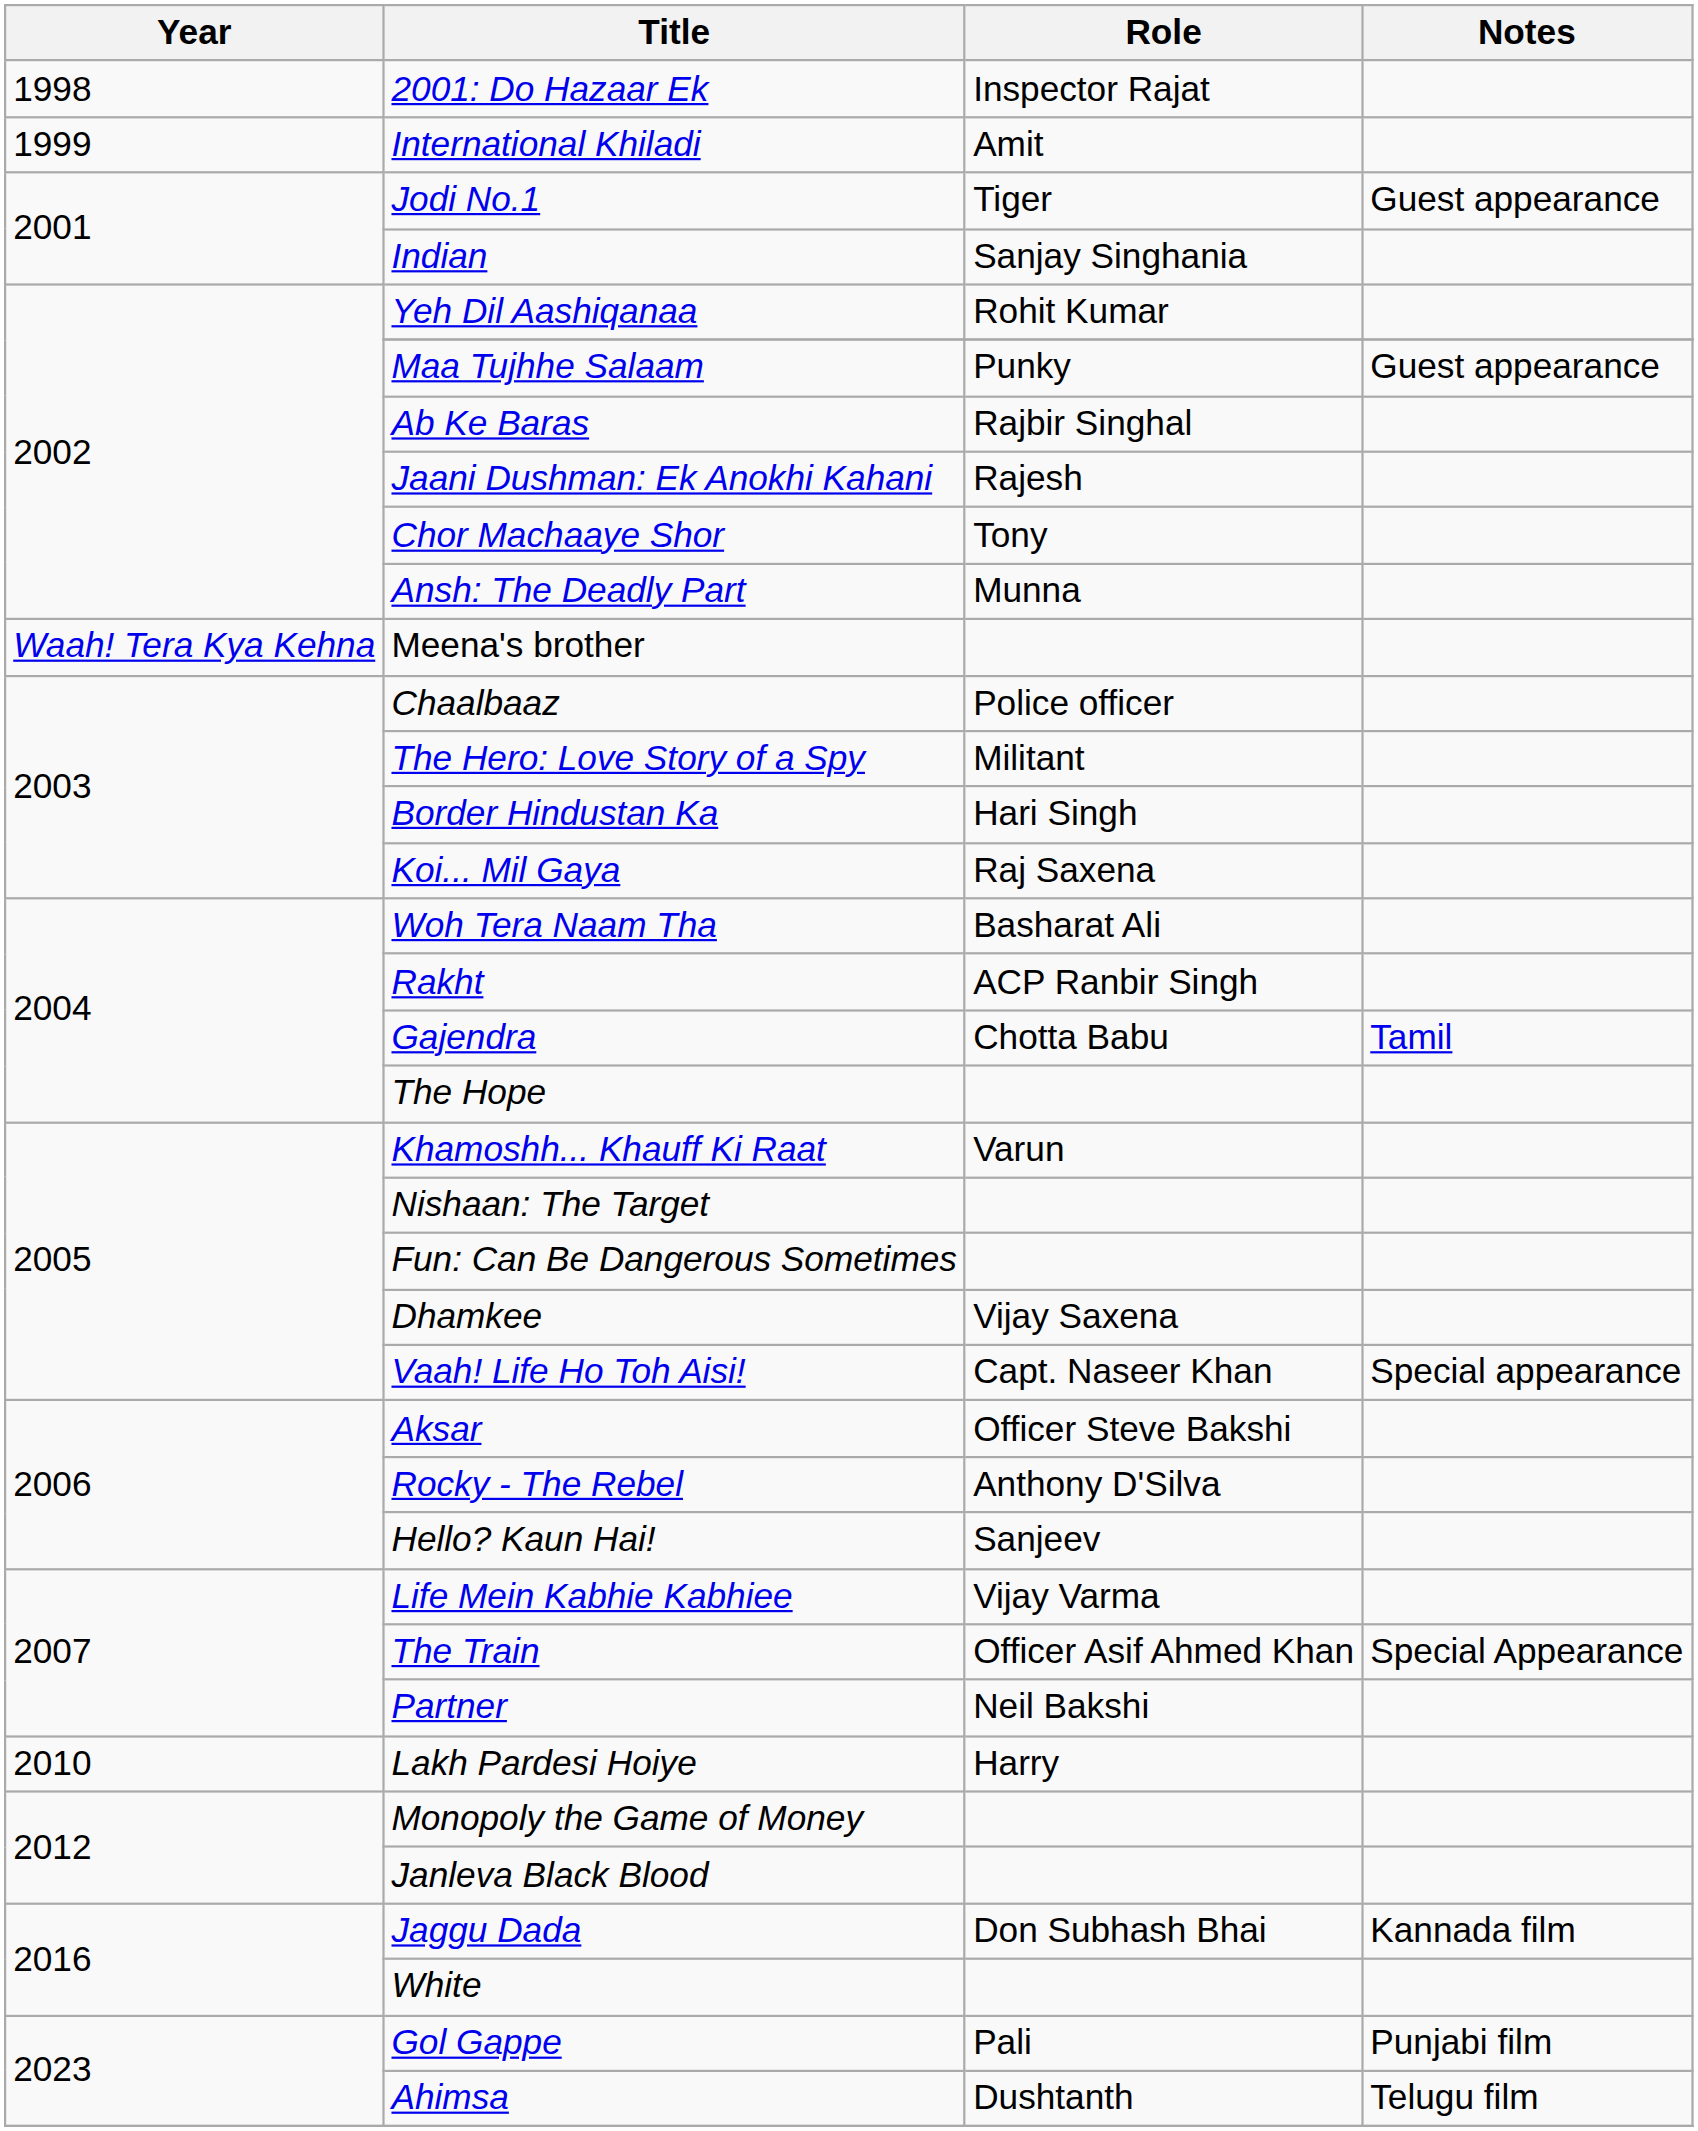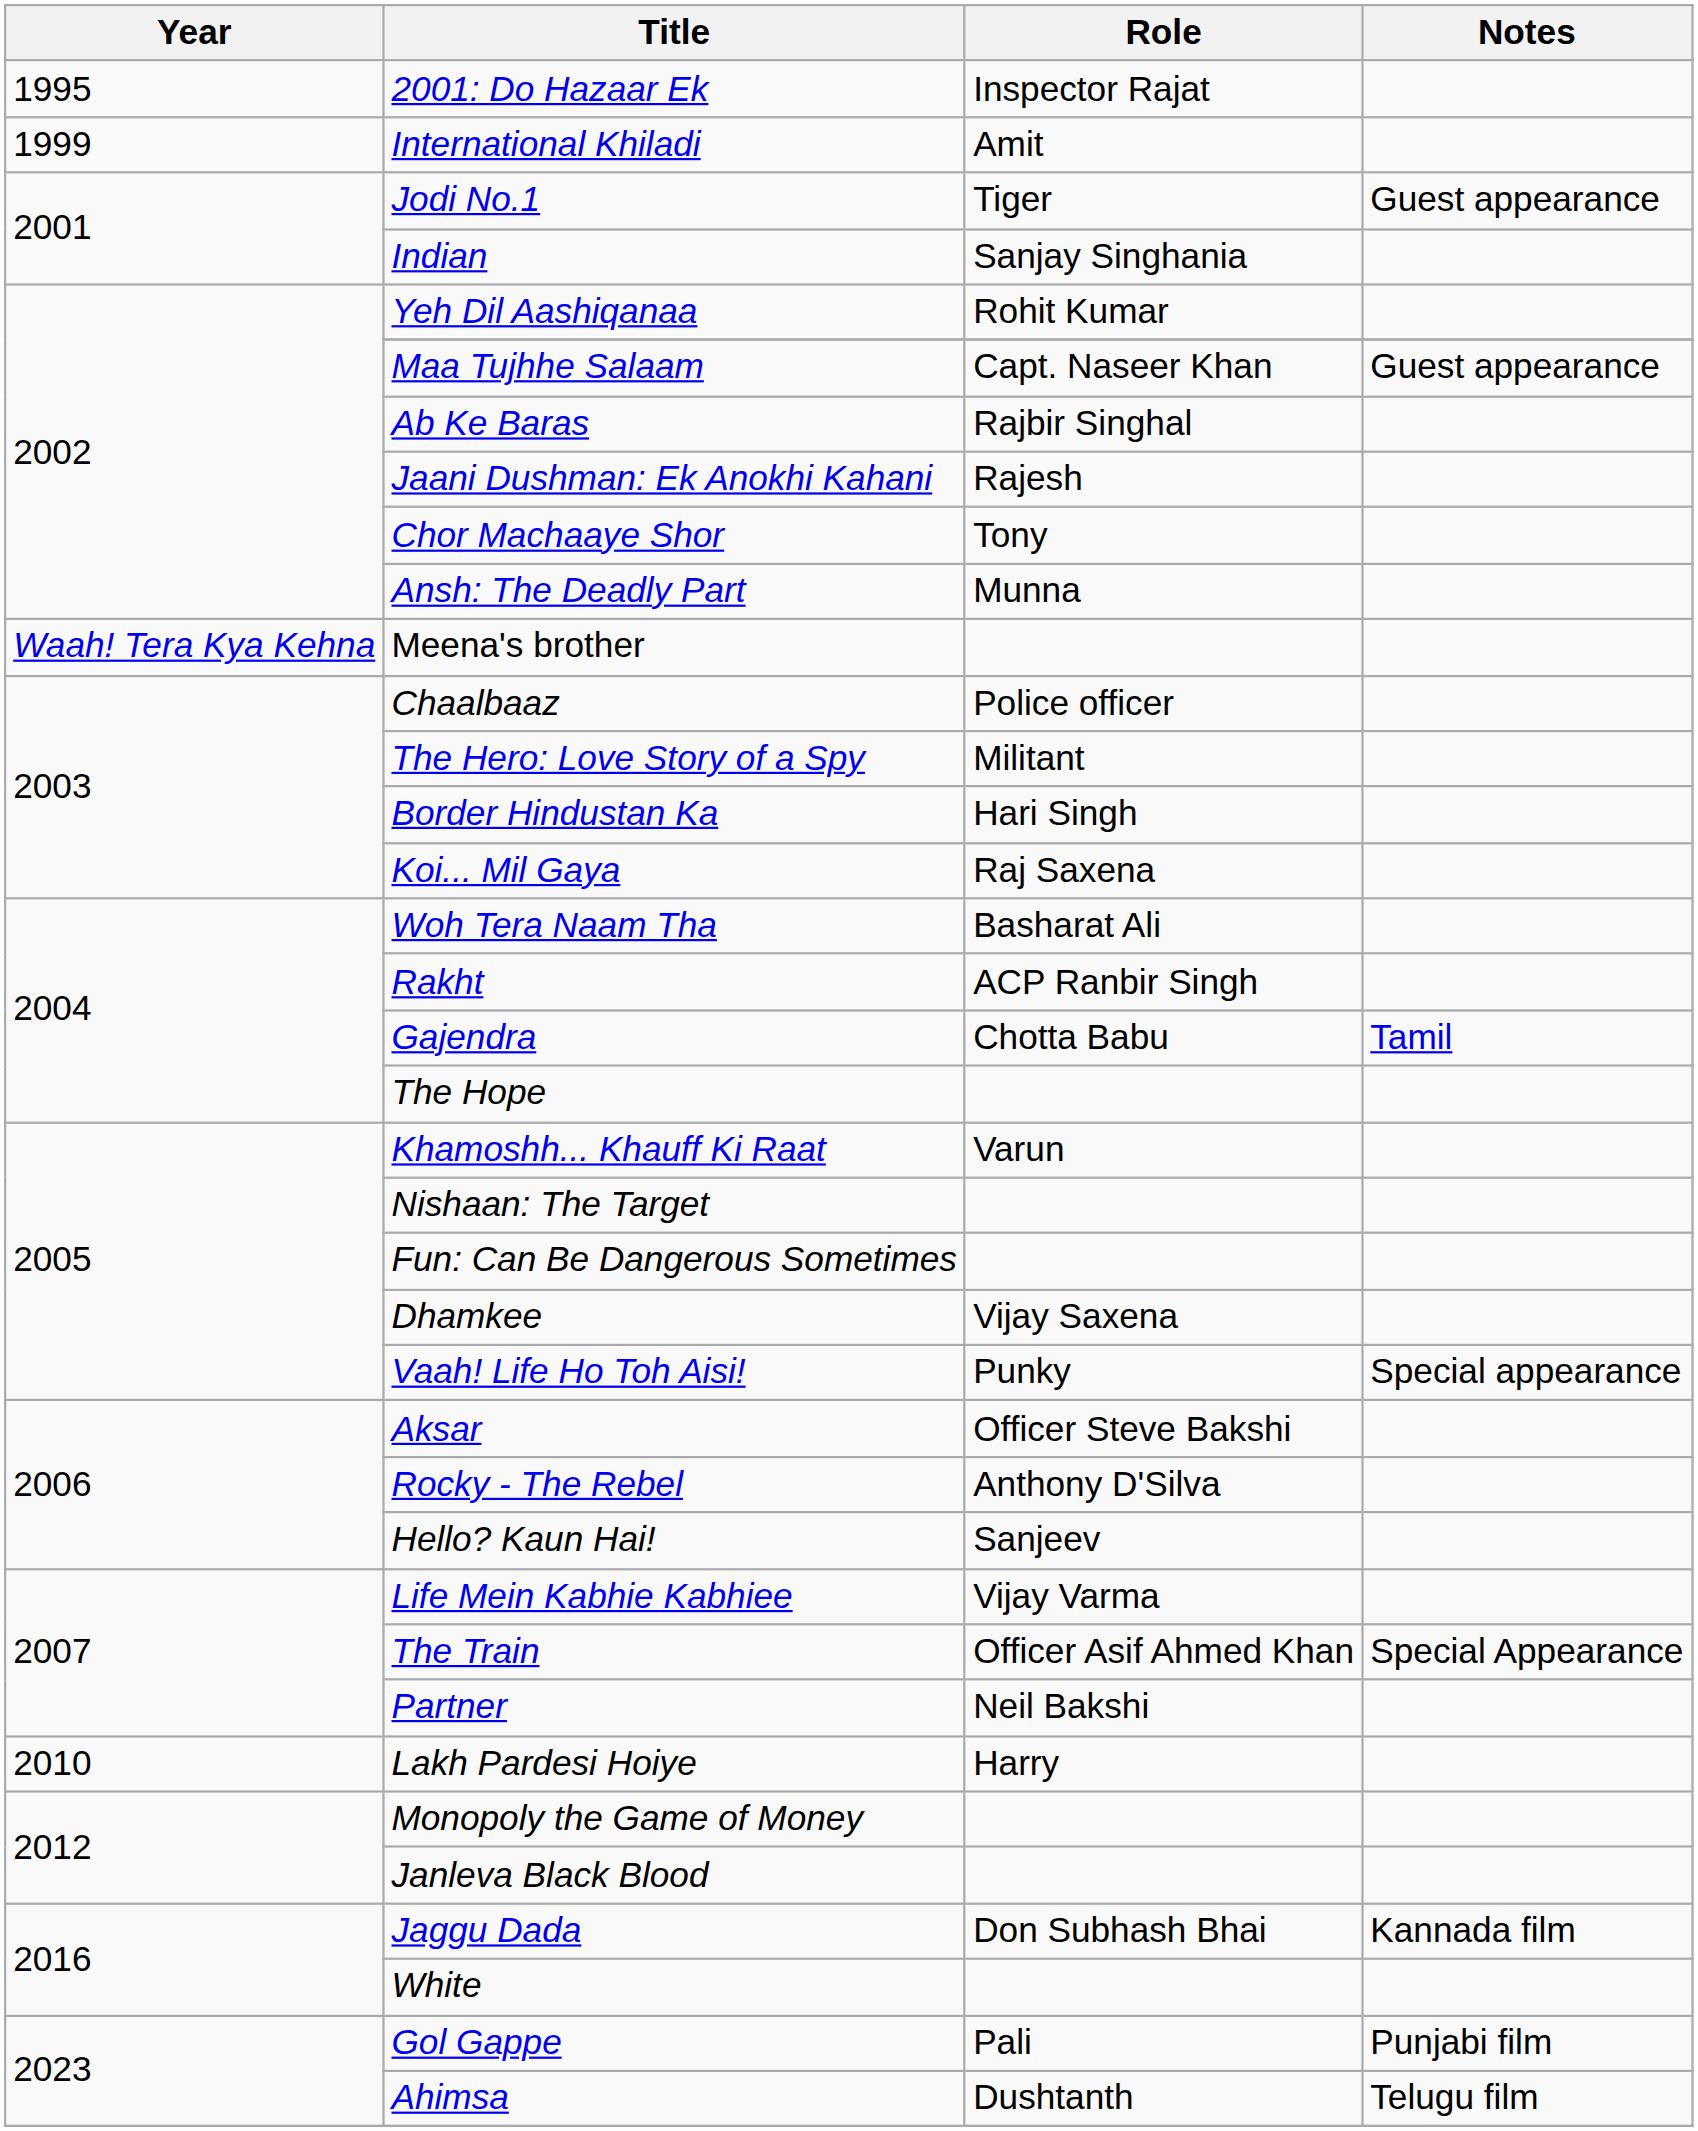(52, 88) 1998 -> (52, 88) 1995
(1022, 367) Punky -> (1123, 367) Capt. Naseer Khan
(1123, 1372) Capt. Naseer Khan -> (1022, 1372) Punky
